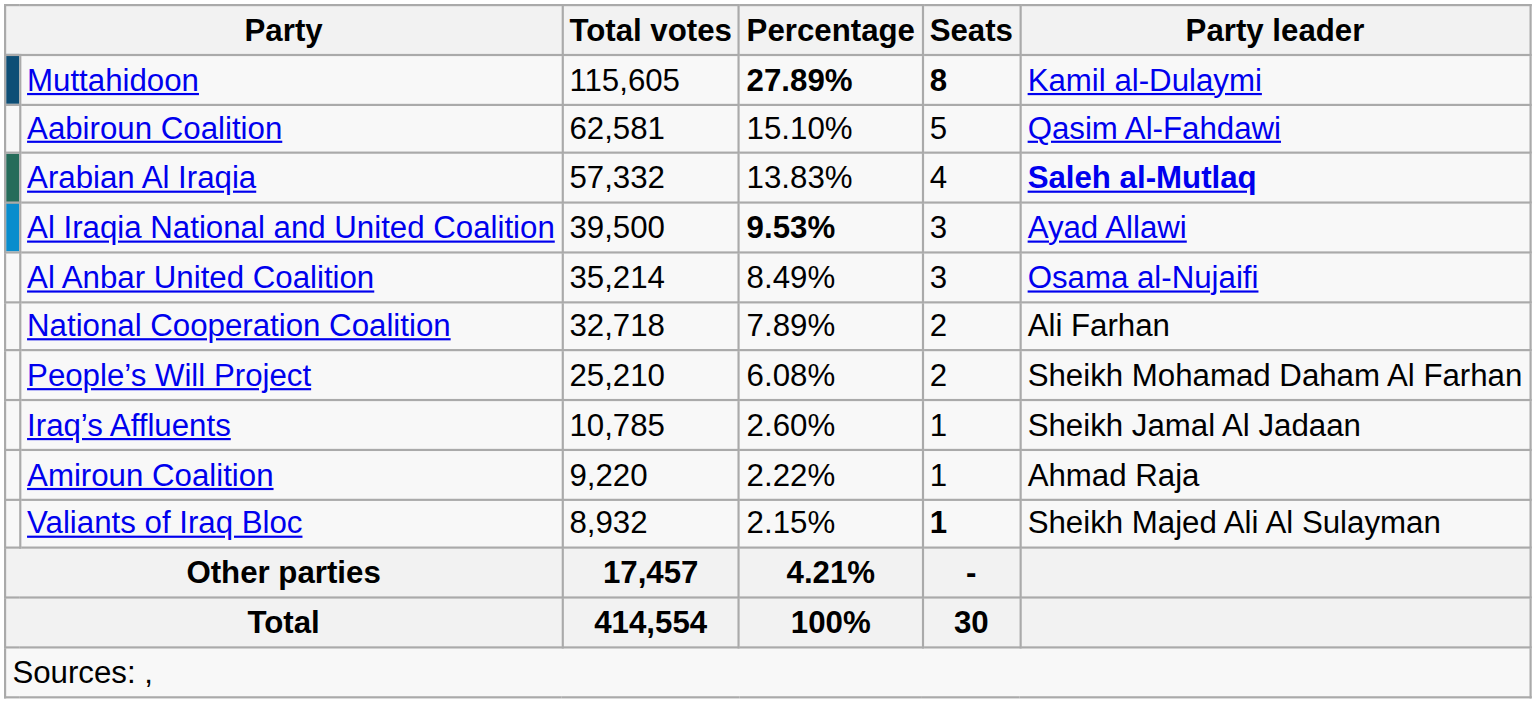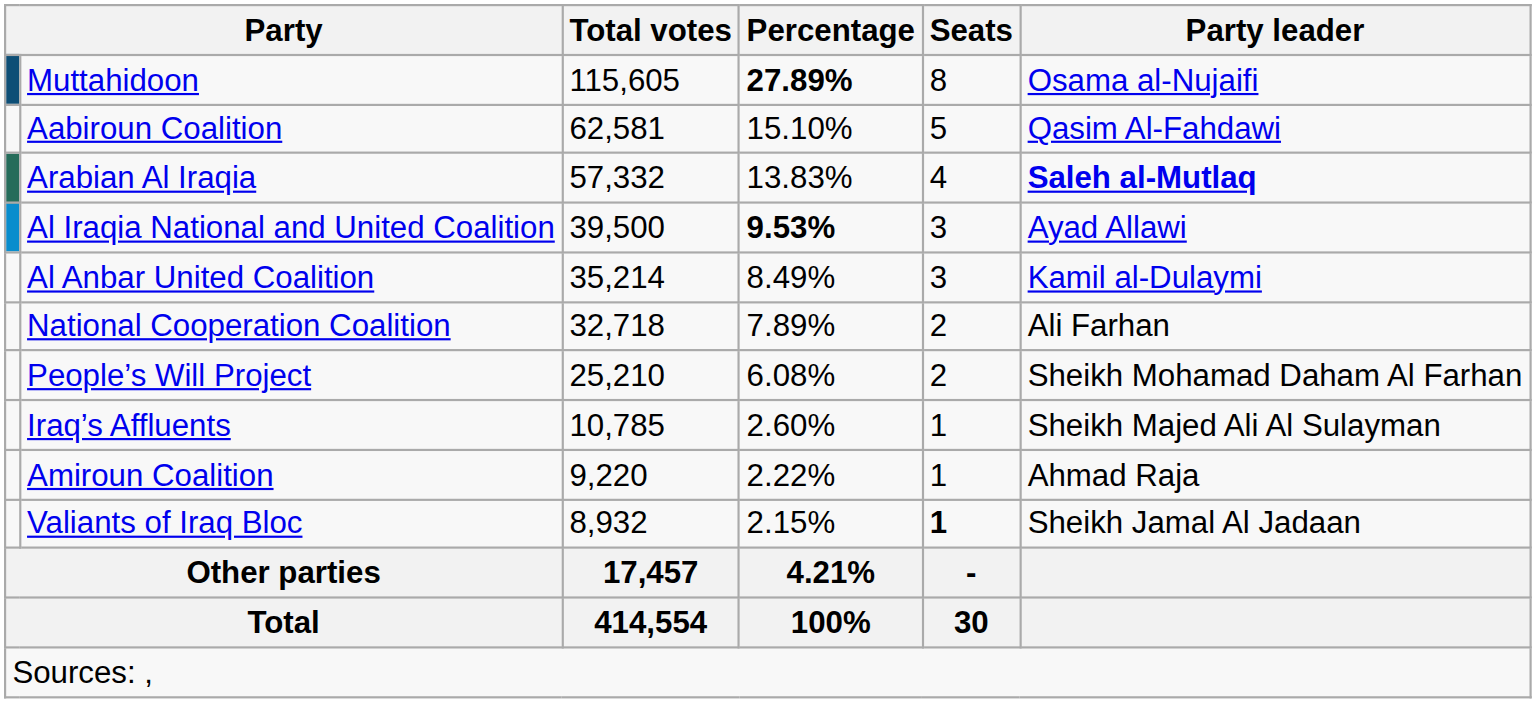(938, 80) bold -> (938, 80) normal
(1145, 80) Kamil al-Dulaymi -> (1143, 80) Osama al-Nujaifi
(1143, 277) Osama al-Nujaifi -> (1145, 277) Kamil al-Dulaymi
(1194, 425) Sheikh Jamal Al Jadaan -> (1234, 425) Sheikh Majed Ali Al Sulayman
(1234, 524) Sheikh Majed Ali Al Sulayman -> (1194, 524) Sheikh Jamal Al Jadaan
